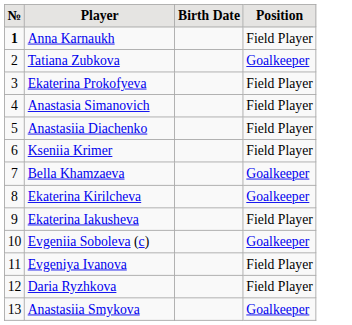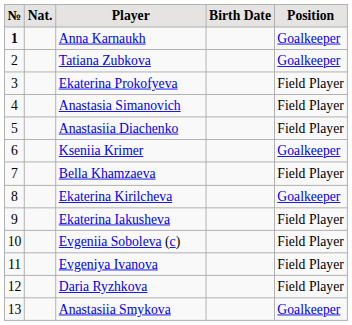+ column: (40, 15)
(280, 38) Field Player -> (309, 38) Goalkeeper
(280, 151) Field Player -> (309, 151) Goalkeeper
(278, 173) Goalkeeper -> (311, 173) Field Player
(278, 241) Goalkeeper -> (311, 241) Field Player
